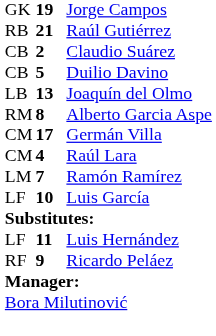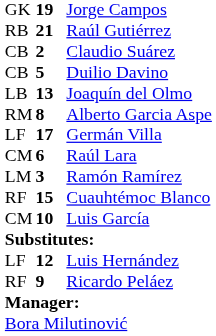(19, 134) CM -> (15, 134) LF
(40, 155) 4 -> (40, 155) 6
(40, 176) 7 -> (40, 176) 3
+ row: (138, 197)
(15, 197) LF -> (19, 218) CM
(44, 239) 11 -> (44, 260) 12
